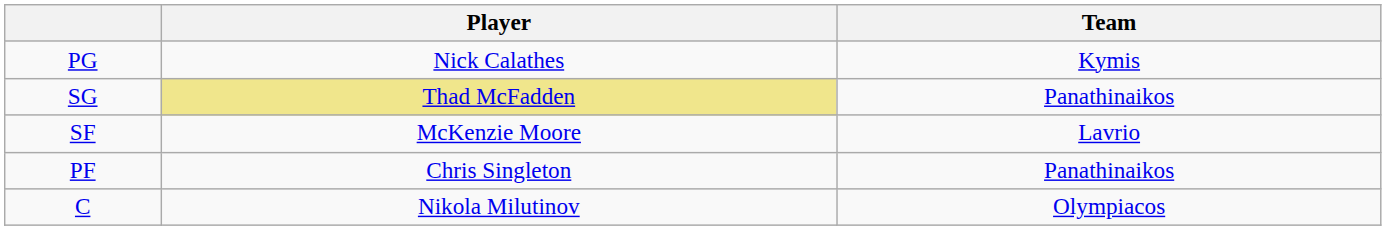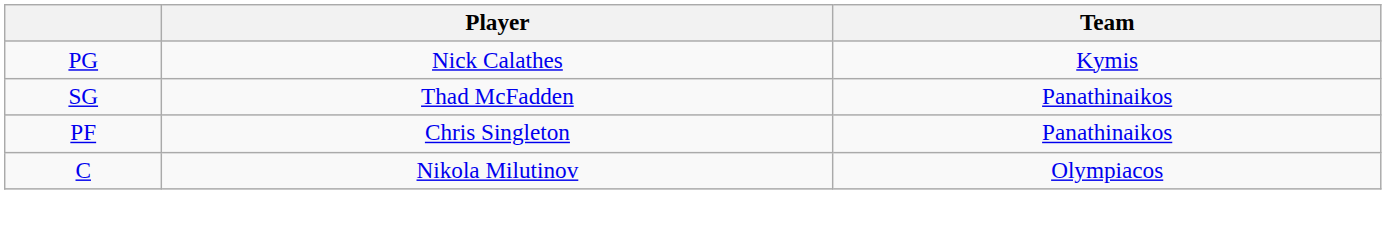(499, 96) khaki background -> (497, 96) no background
- row: (83, 133)
